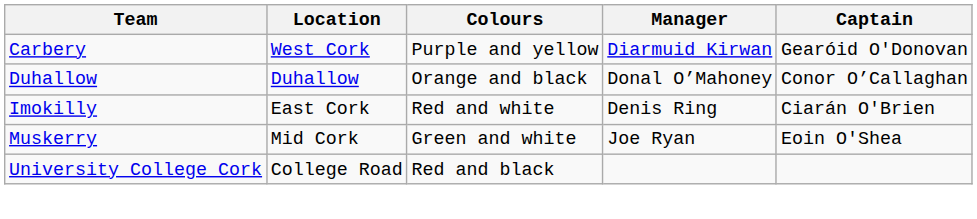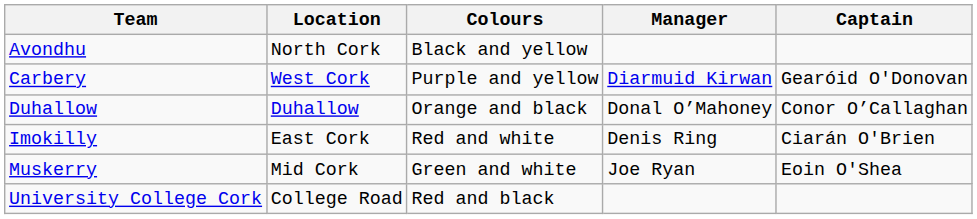+ row: (48, 50)
